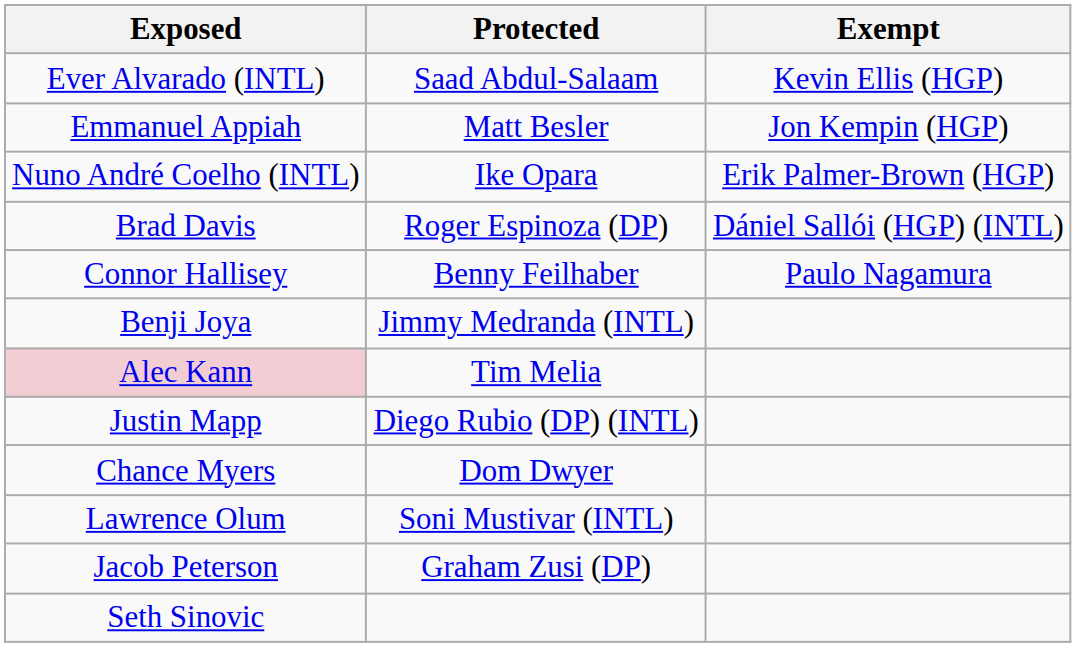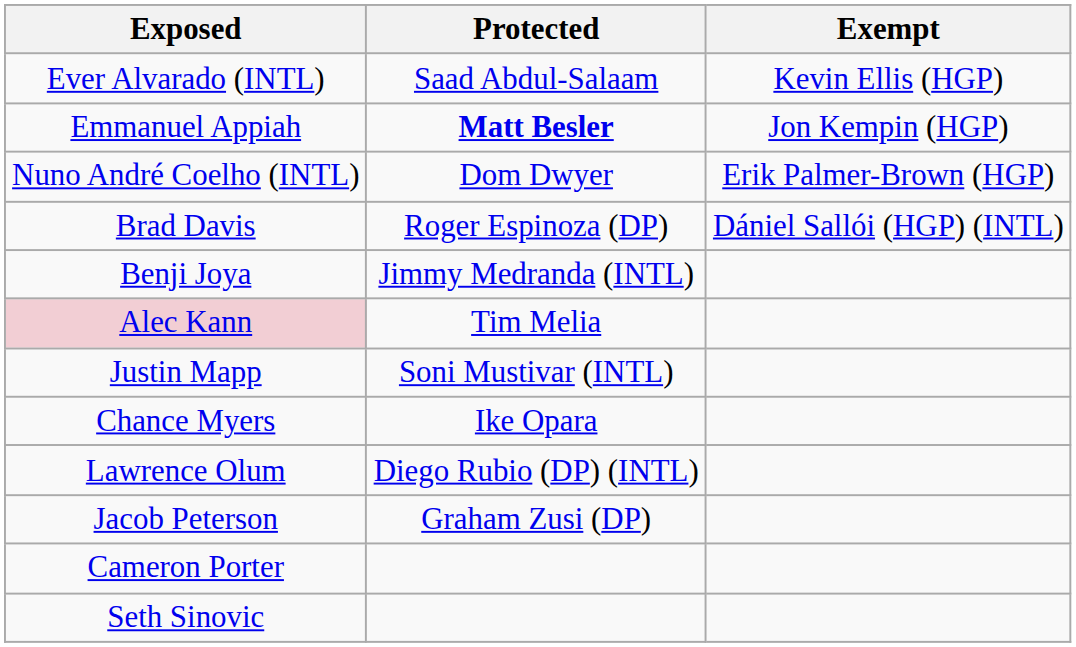(536, 126) normal -> (536, 126) bold
(536, 175) Ike Opara -> (536, 175) Dom Dwyer
- row: (186, 273)
(536, 420) Diego Rubio (DP) (INTL) -> (536, 371) Soni Mustivar (INTL)
(536, 469) Dom Dwyer -> (536, 420) Ike Opara
(536, 518) Soni Mustivar (INTL) -> (536, 469) Diego Rubio (DP) (INTL)
+ row: (186, 567)
